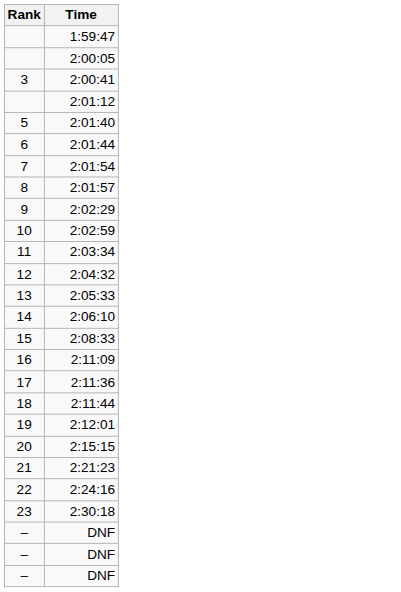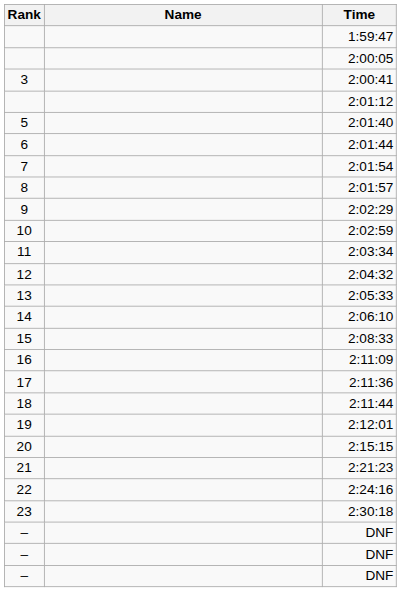+ column: (183, 15)
